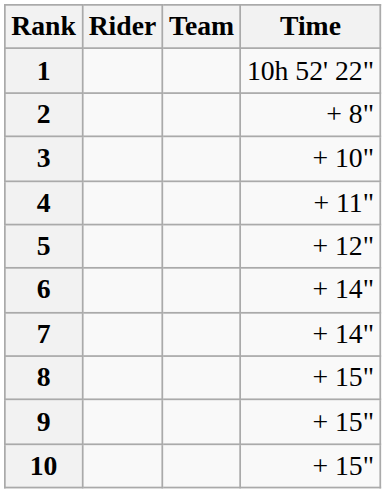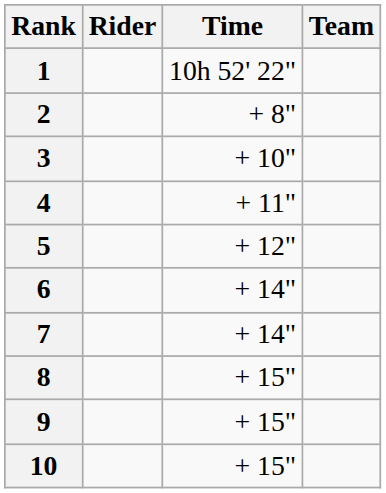columns swapped: (202, 26) <-> (310, 26)
